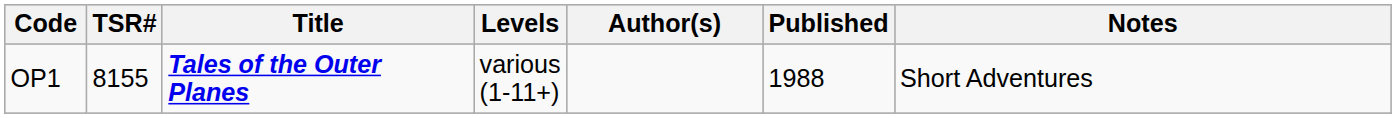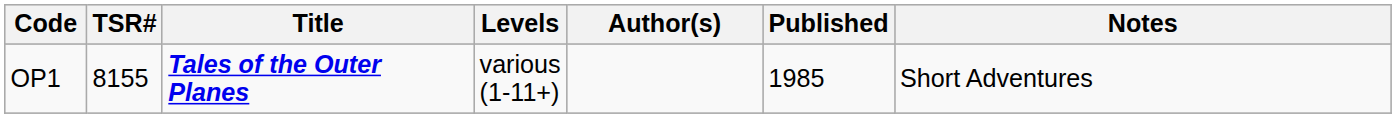(796, 78) 1988 -> (796, 78) 1985
